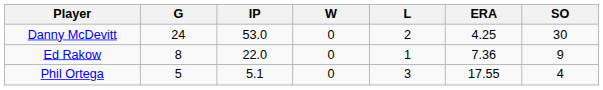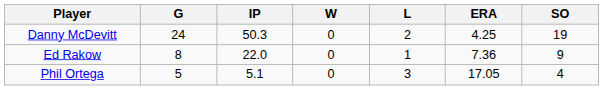(255, 34) 53.0 -> (255, 34) 50.3
(560, 34) 30 -> (560, 34) 19
(484, 74) 17.55 -> (484, 74) 17.05
